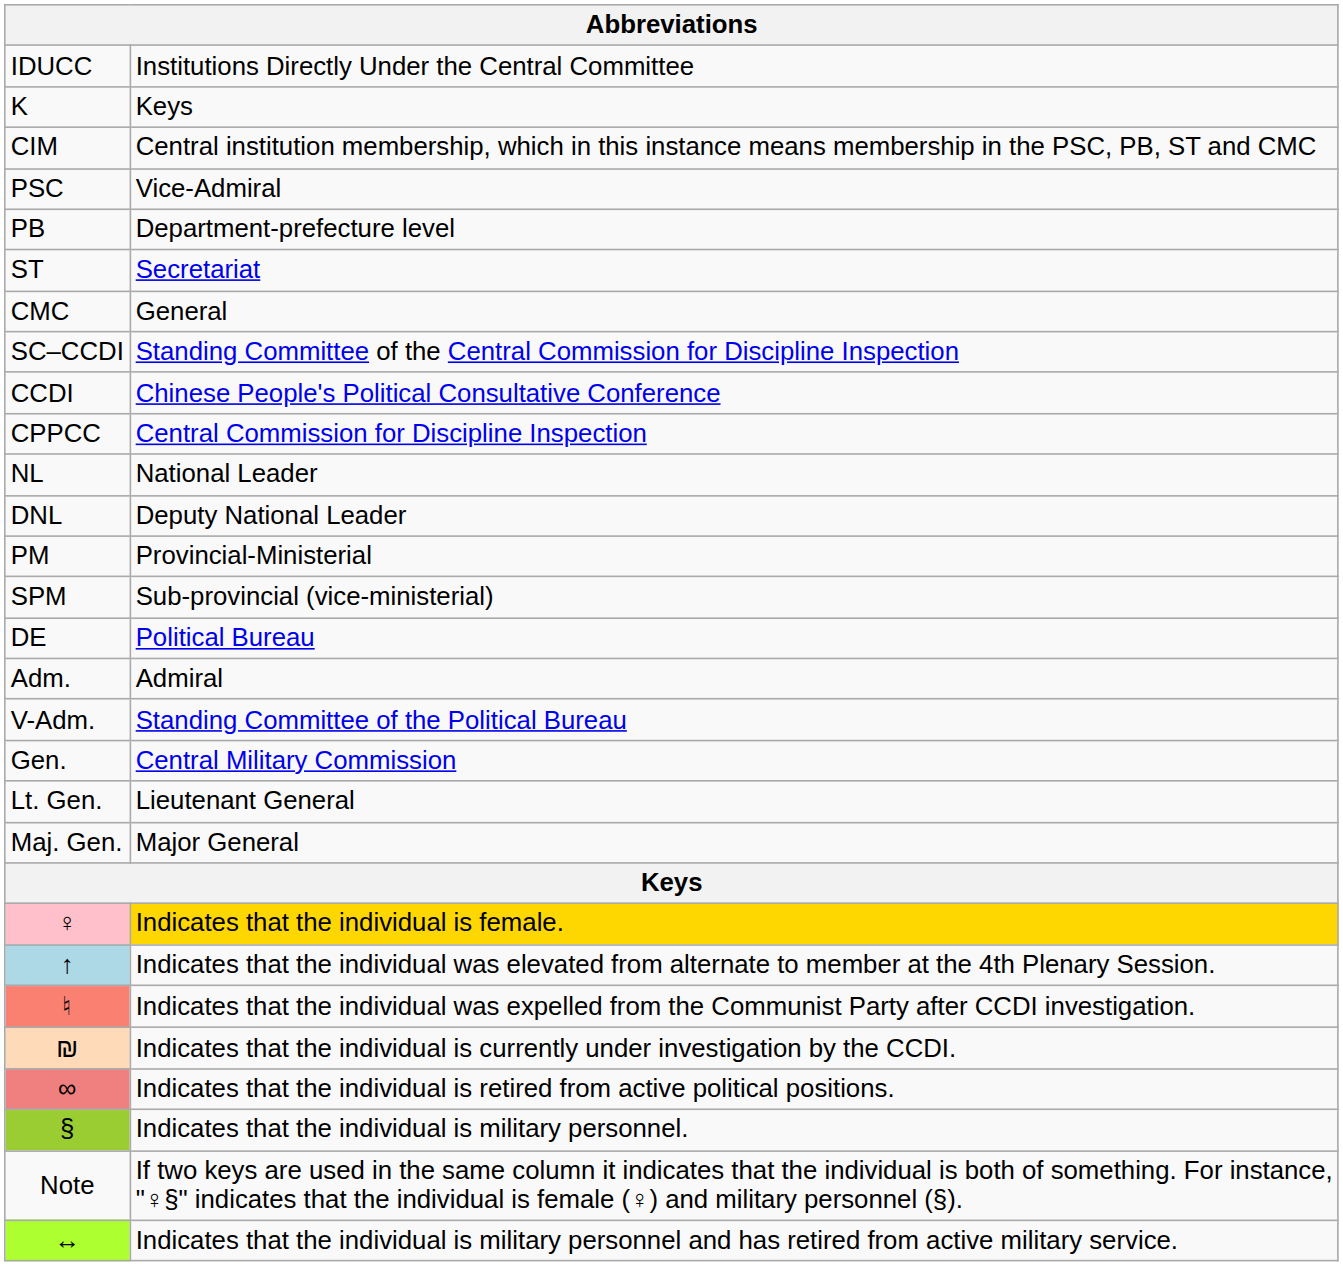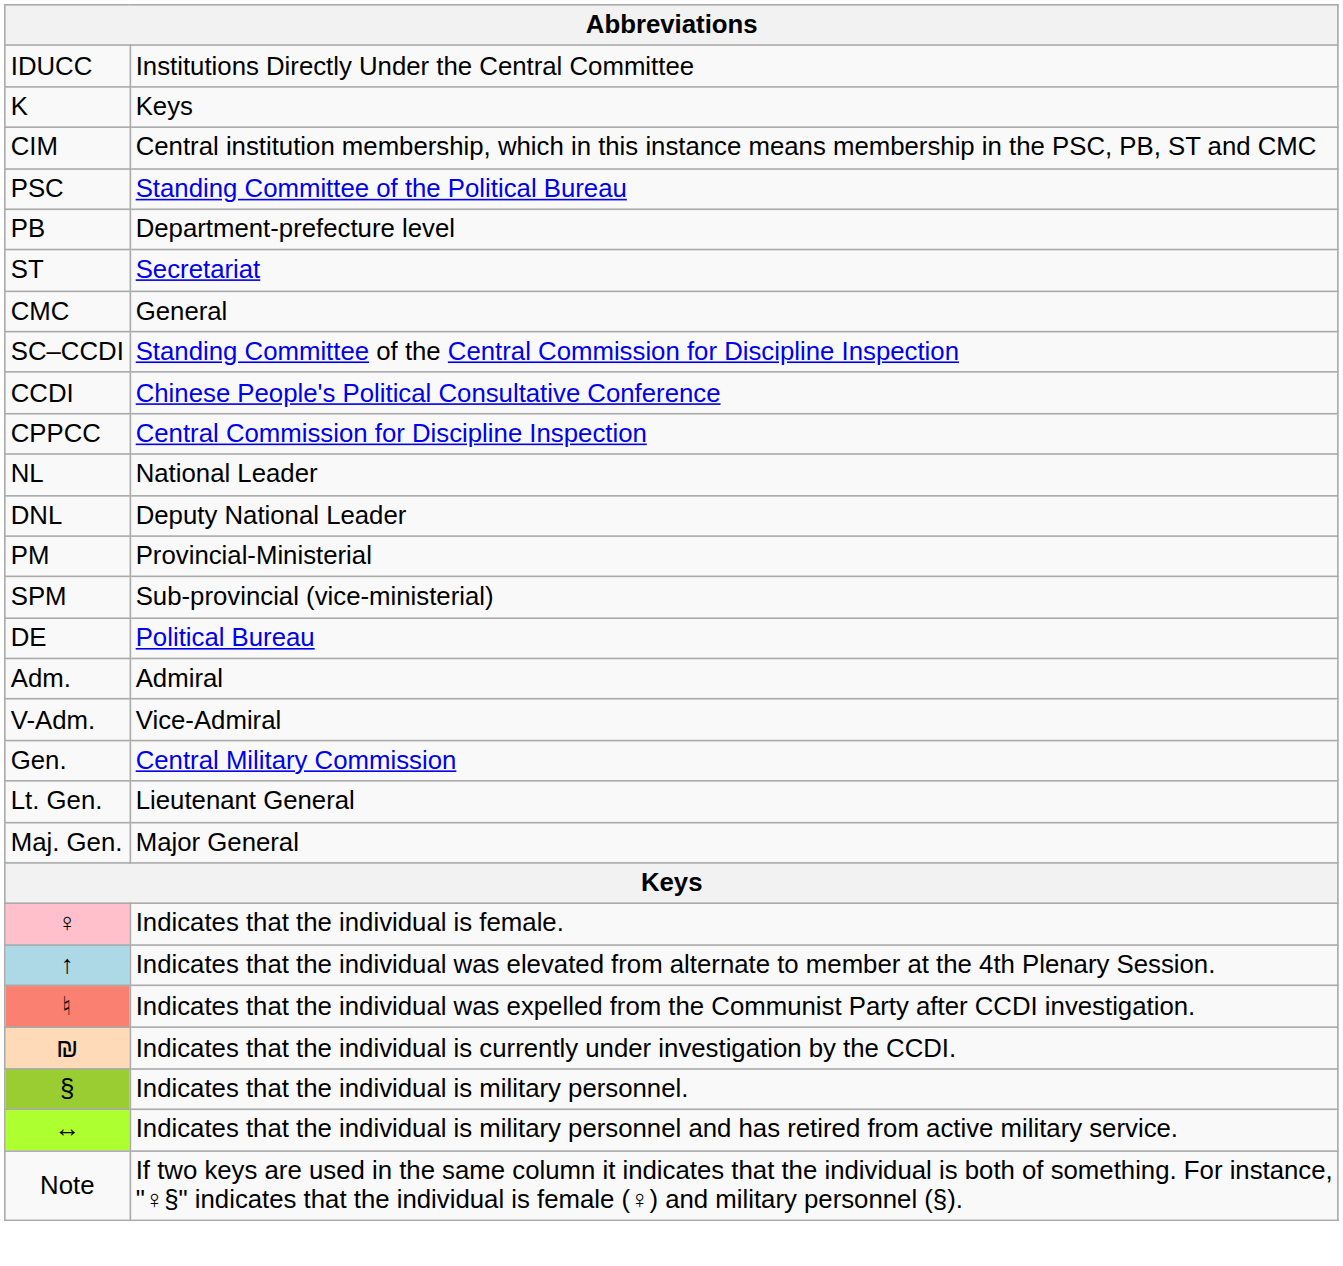(208, 188) Vice-Admiral -> (381, 188) Standing Committee of the Political Bureau
(381, 719) Standing Committee of the Political Bureau -> (208, 719) Vice-Admiral
(350, 923) gold background -> (350, 923) no background
- row: (67, 1088)
rows swapped: (67, 1240) <-> (67, 1184)
